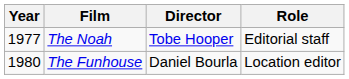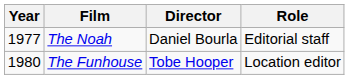(191, 39) Tobe Hooper -> (193, 39) Daniel Bourla
(193, 62) Daniel Bourla -> (191, 62) Tobe Hooper
